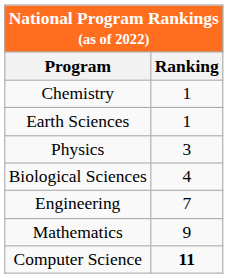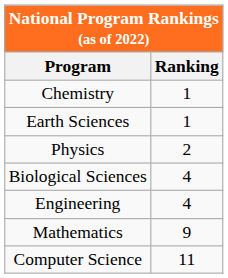(187, 149) 3 -> (187, 149) 2
(187, 204) 7 -> (187, 204) 4
(187, 259) bold -> (187, 259) normal
